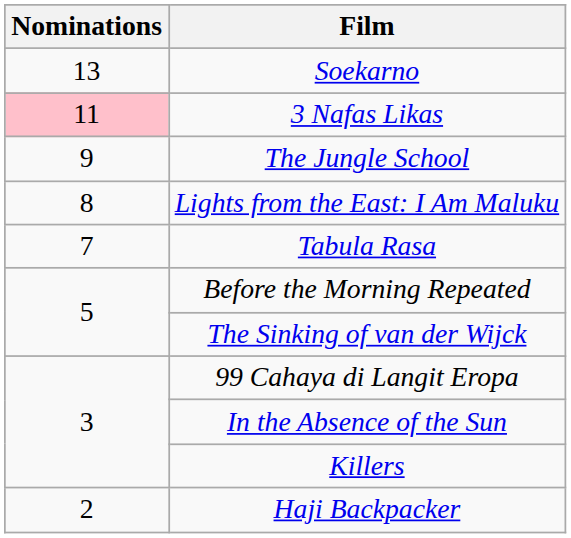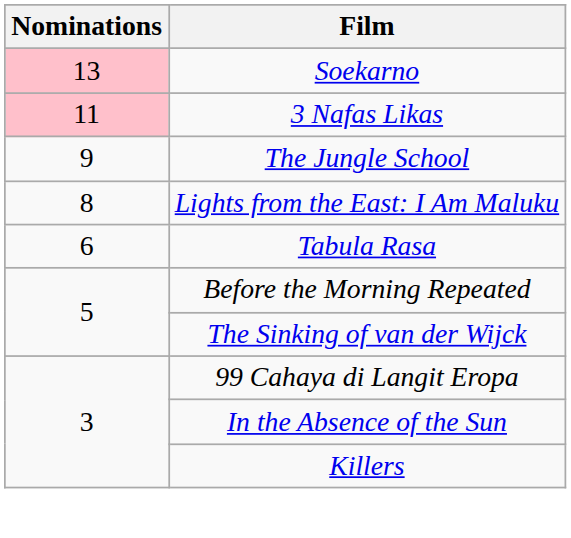(87, 70) no background -> (87, 70) pink background
(87, 245) 7 -> (87, 245) 6
- row: (367, 509)
